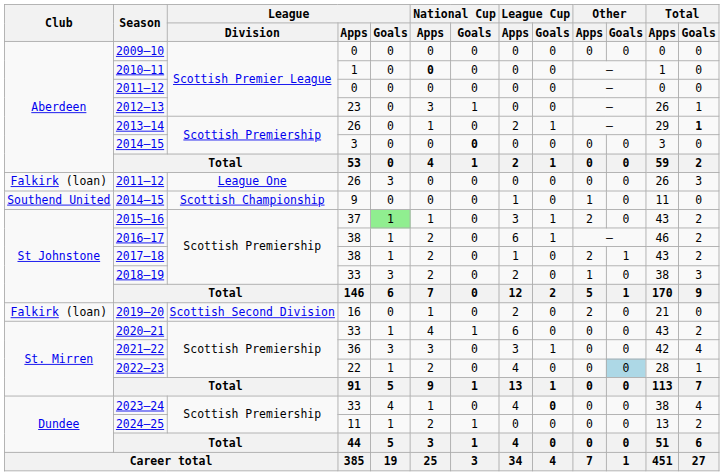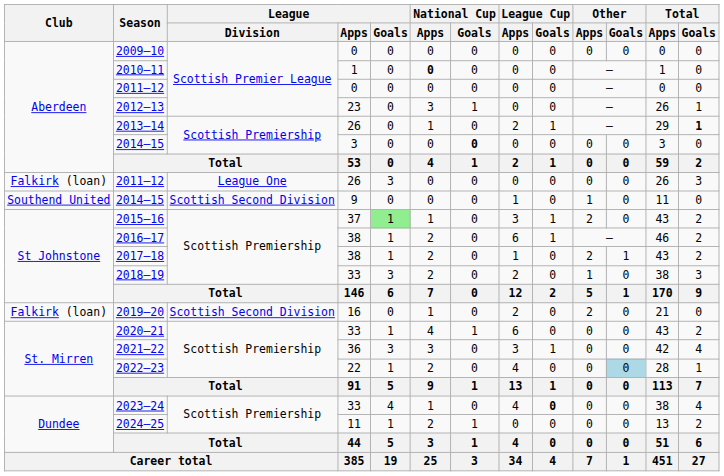(252, 200) Scottish Championship -> (252, 200) Scottish Second Division
